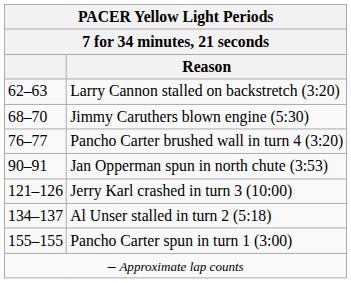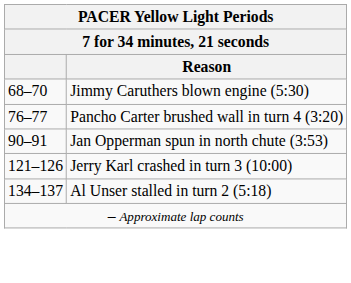- row: (205, 91)
- row: (181, 240)
